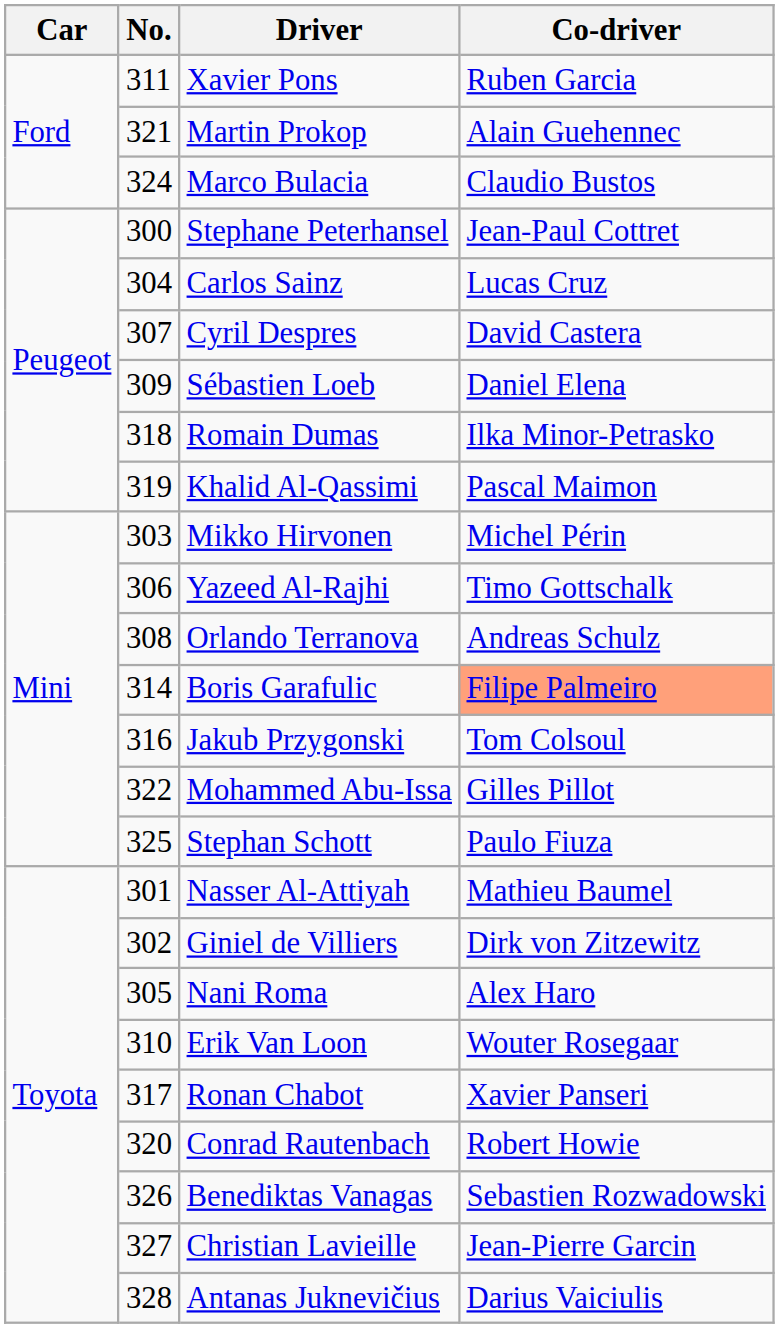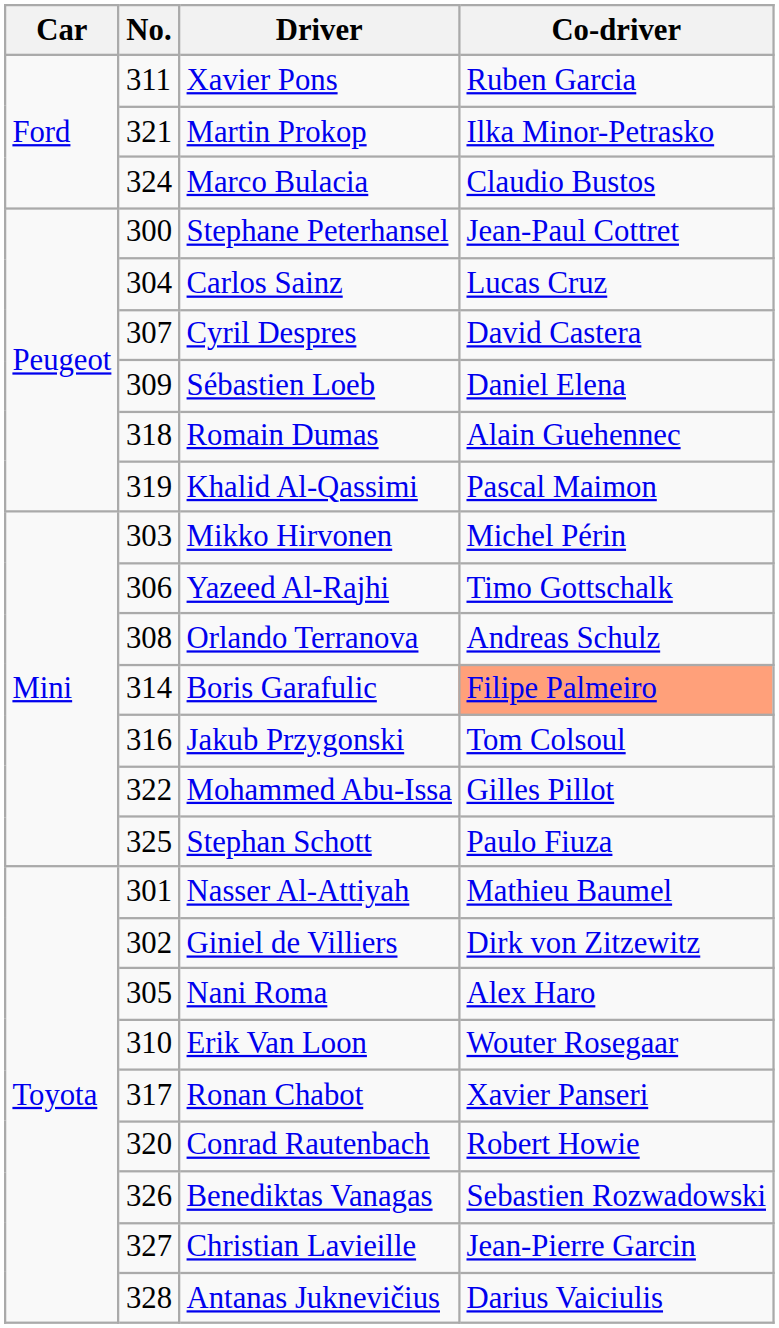(574, 130) Alain Guehennec -> (590, 130) Ilka Minor-Petrasko
(590, 435) Ilka Minor-Petrasko -> (574, 435) Alain Guehennec
